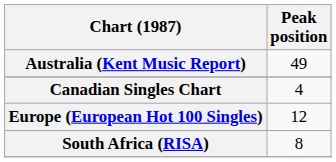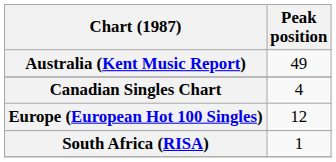(299, 143) 8 -> (299, 143) 1
